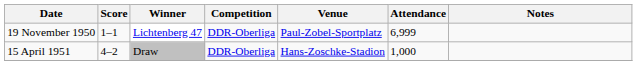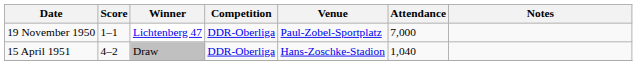(403, 32) 6,999 -> (403, 32) 7,000
(403, 51) 1,000 -> (403, 51) 1,040
